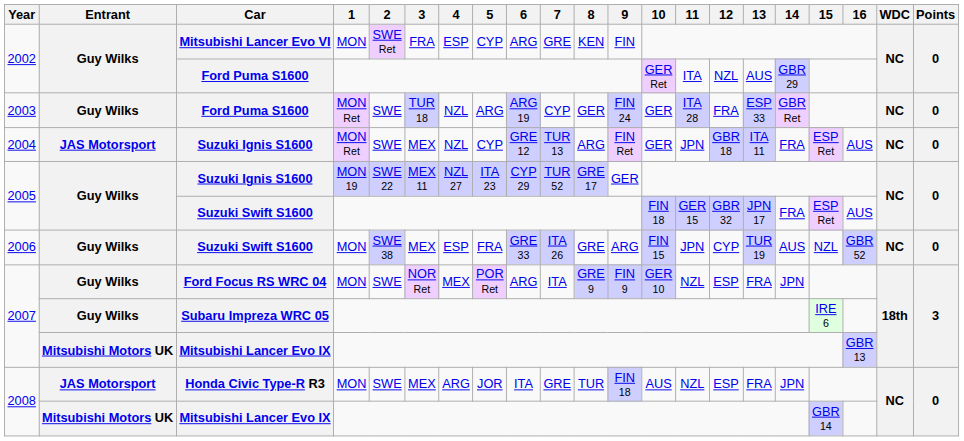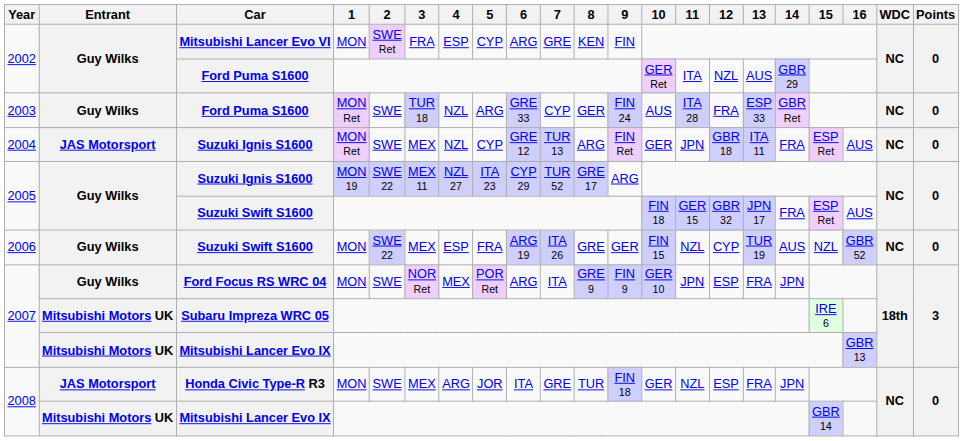(524, 109) ARG 19 -> (524, 109) GRE 33
(659, 110) GER -> (659, 110) AUS
(625, 178) GER -> (625, 178) ARG
(387, 246) SWE 38 -> (387, 246) SWE 22
(524, 246) GRE 33 -> (524, 246) ARG 19
(625, 247) ARG -> (625, 247) GER
(692, 247) JPN -> (692, 247) NZL
(692, 281) NZL -> (692, 281) JPN
(108, 315) Guy Wilks -> (108, 315) Mitsubishi Motors UK
(659, 384) AUS -> (659, 384) GER
